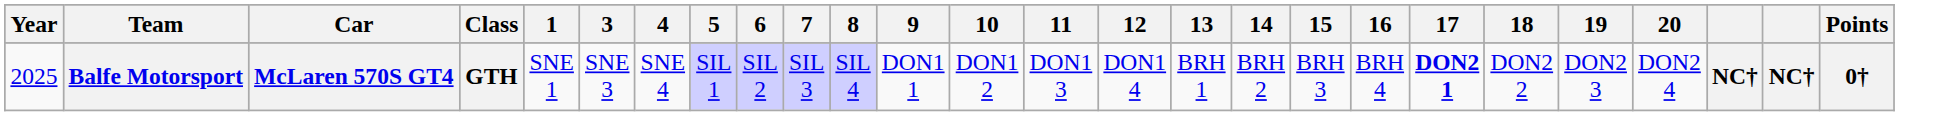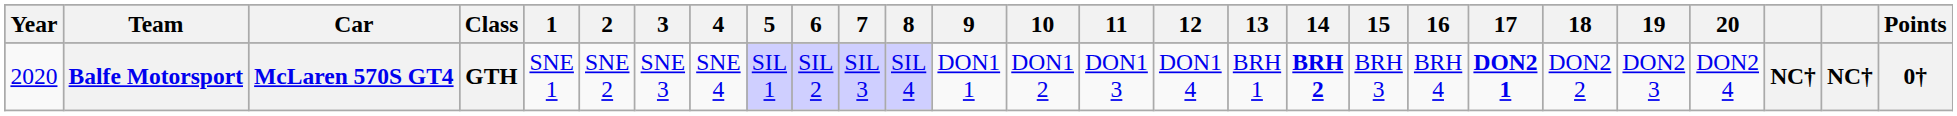+ column: (607, 23)
(34, 76) 2025 -> (34, 76) 2020
(1261, 76) normal -> (1318, 76) bold
